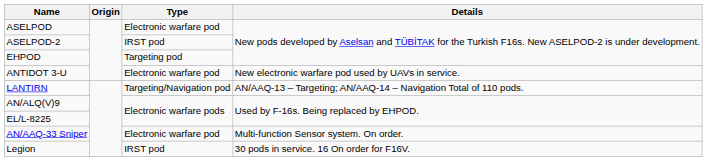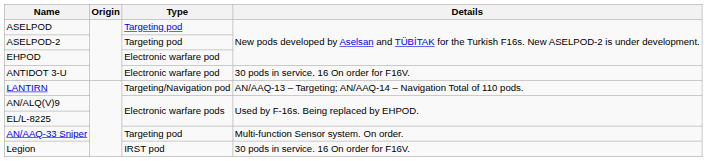(172, 27) Electronic warfare pod -> (153, 27) Targeting pod
(144, 42) IRST pod -> (153, 42) Targeting pod
(153, 57) Targeting pod -> (172, 57) Electronic warfare pod
(347, 73) New electronic warfare pod used by UAVs in service. -> (322, 73) 30 pods in service. 16 On order for F16V.
(172, 133) Electronic warfare pod -> (153, 133) Targeting pod
